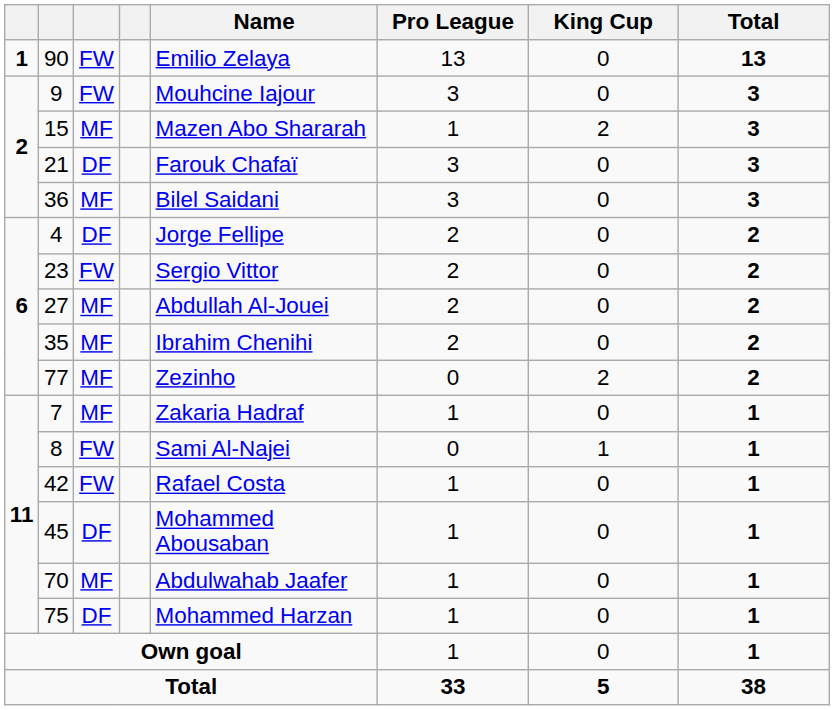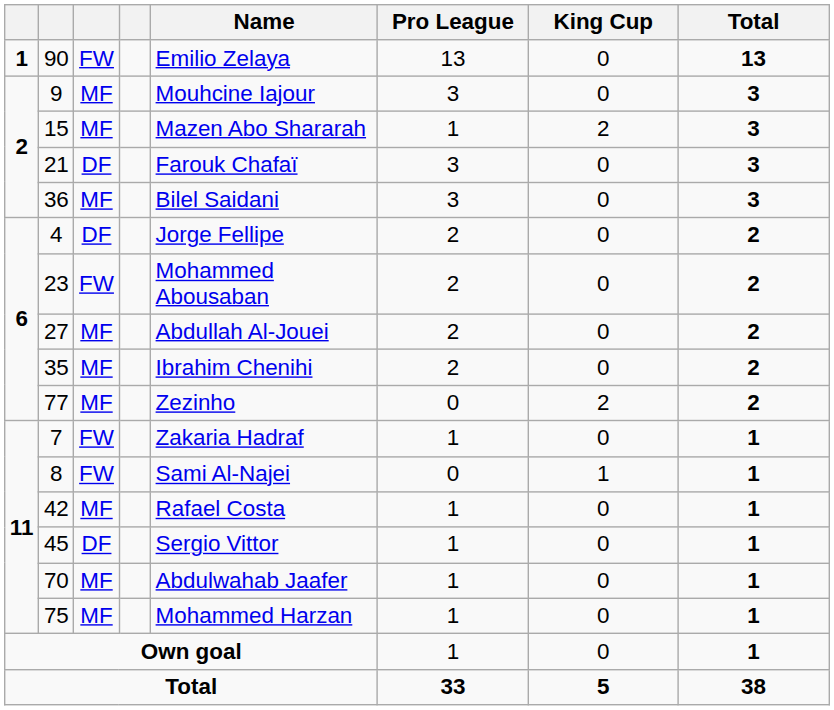(97, 93) FW -> (97, 93) MF
(217, 270) Sergio Vittor -> (215, 283) Mohammed Abousaban
(97, 413) MF -> (97, 438) FW
(97, 484) FW -> (97, 509) MF
(215, 532) Mohammed Abousaban -> (217, 544) Sergio Vittor
(97, 615) DF -> (97, 615) MF
